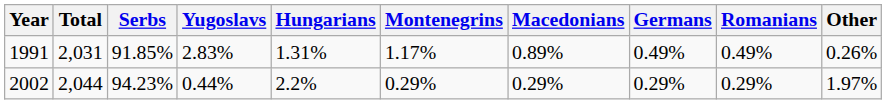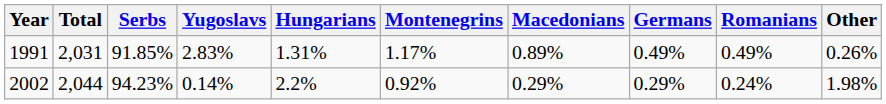(208, 83) 0.44% -> (208, 83) 0.14%
(411, 83) 0.29% -> (411, 83) 0.92%
(747, 83) 0.29% -> (747, 83) 0.24%
(852, 83) 1.97% -> (852, 83) 1.98%
